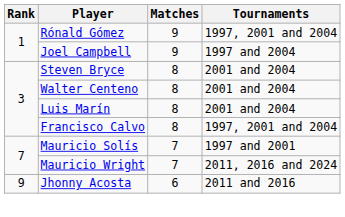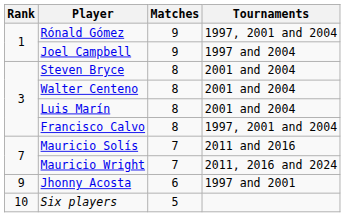(250, 146) 1997 and 2001 -> (250, 146) 2011 and 2016
(250, 184) 2011 and 2016 -> (250, 184) 1997 and 2001
+ row: (79, 202)
